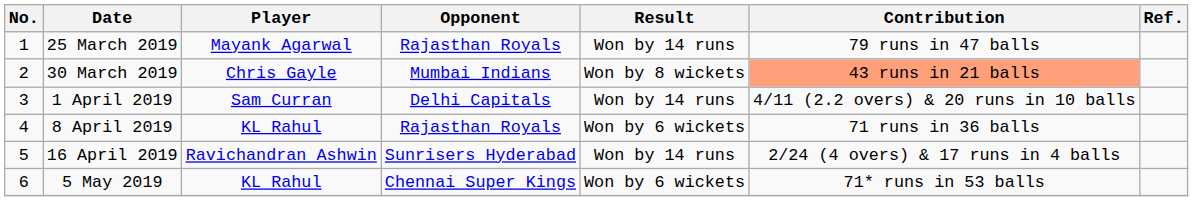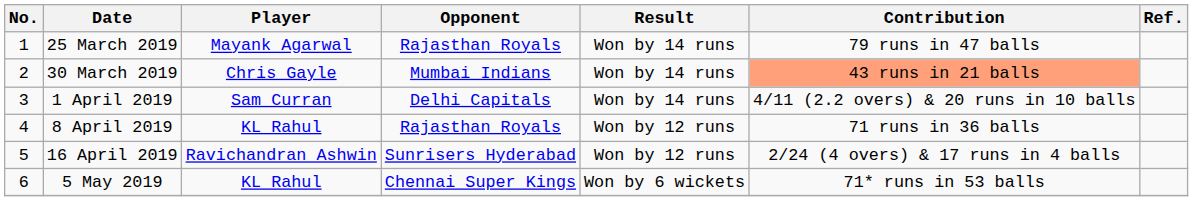(665, 73) Won by 8 wickets -> (665, 73) Won by 14 runs
(665, 128) Won by 6 wickets -> (665, 128) Won by 12 runs
(665, 155) Won by 14 runs -> (665, 155) Won by 12 runs
